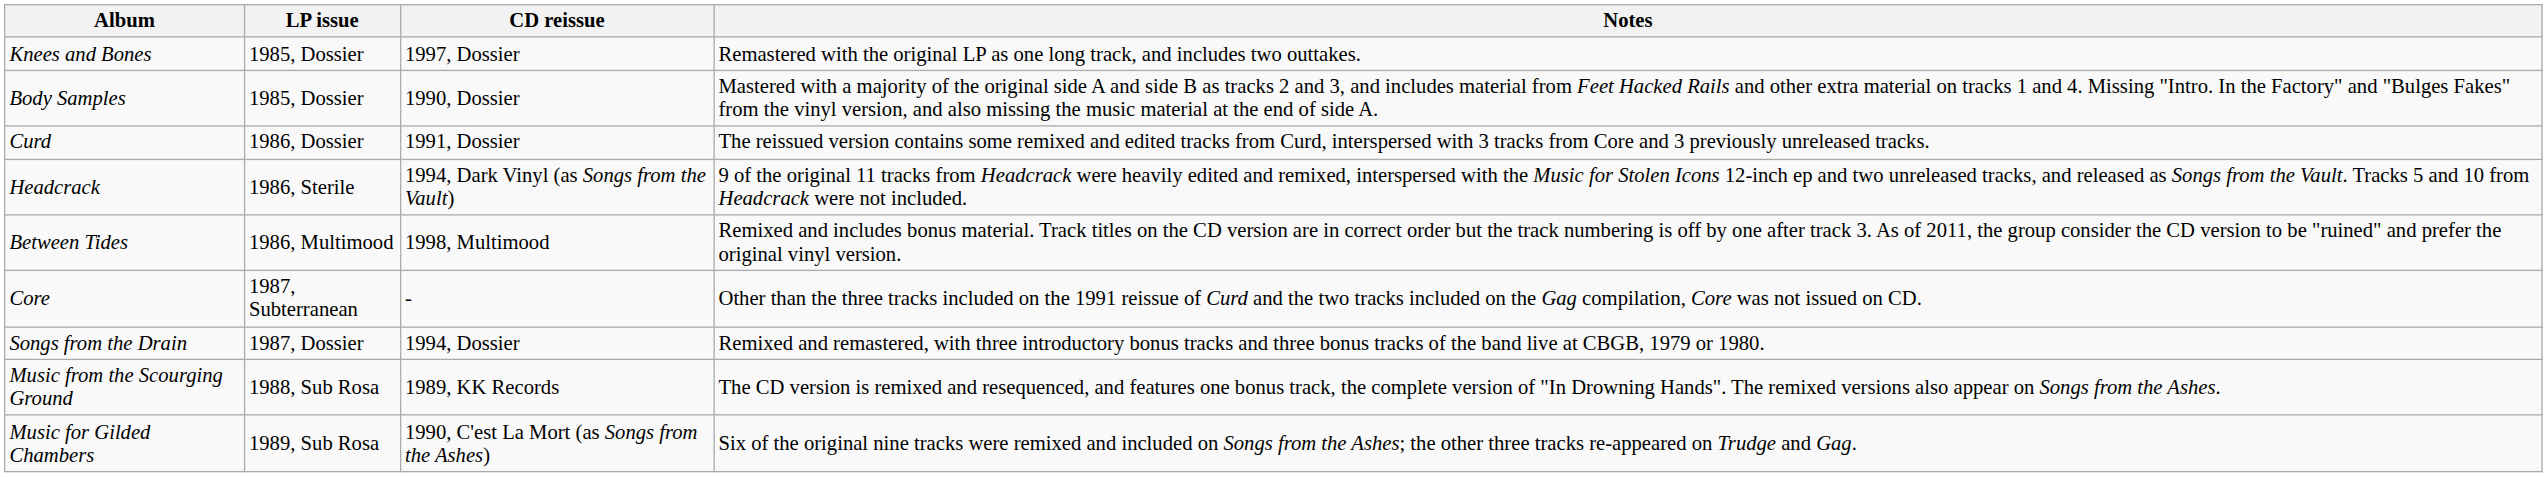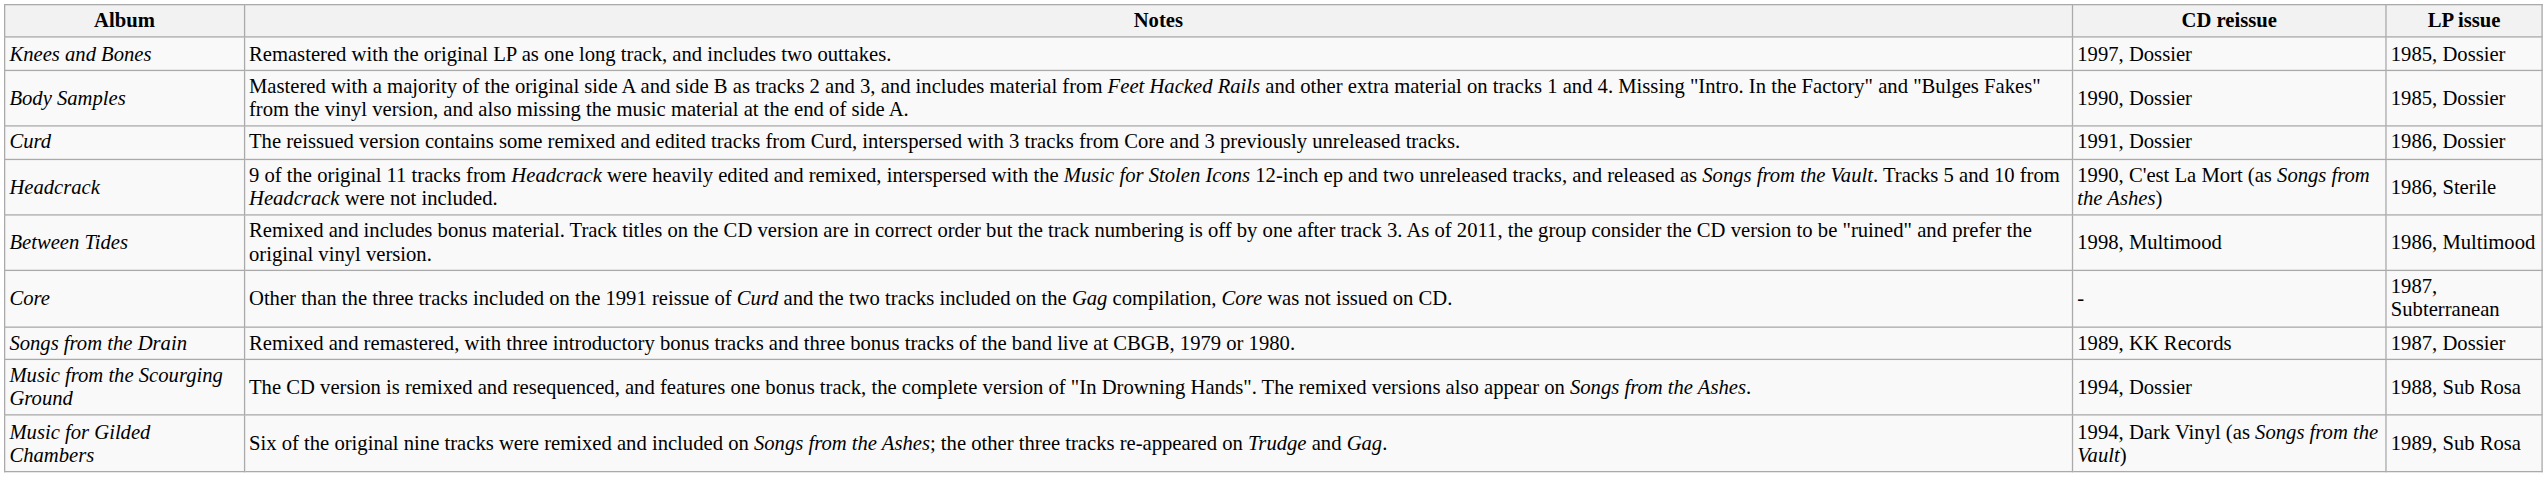columns swapped: (322, 20) <-> (1628, 20)
(555, 186) 1994, Dark Vinyl (as Songs from the Vault) -> (2224, 186) 1990, C'est La Mort (as Songs from the Ashes)
(462, 342) 1994, Dossier -> (2154, 342) 1989, KK Records
(482, 387) 1989, KK Records -> (2135, 387) 1994, Dossier
(551, 443) 1990, C'est La Mort (as Songs from the Ashes) -> (2228, 443) 1994, Dark Vinyl (as Songs from the Vault)
